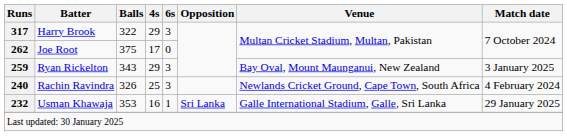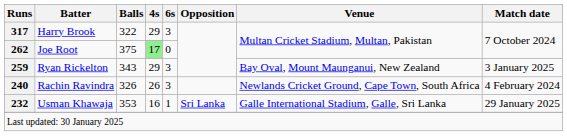(154, 49) no background -> (154, 49) lightgreen background
(154, 85) 25 -> (154, 85) 26
